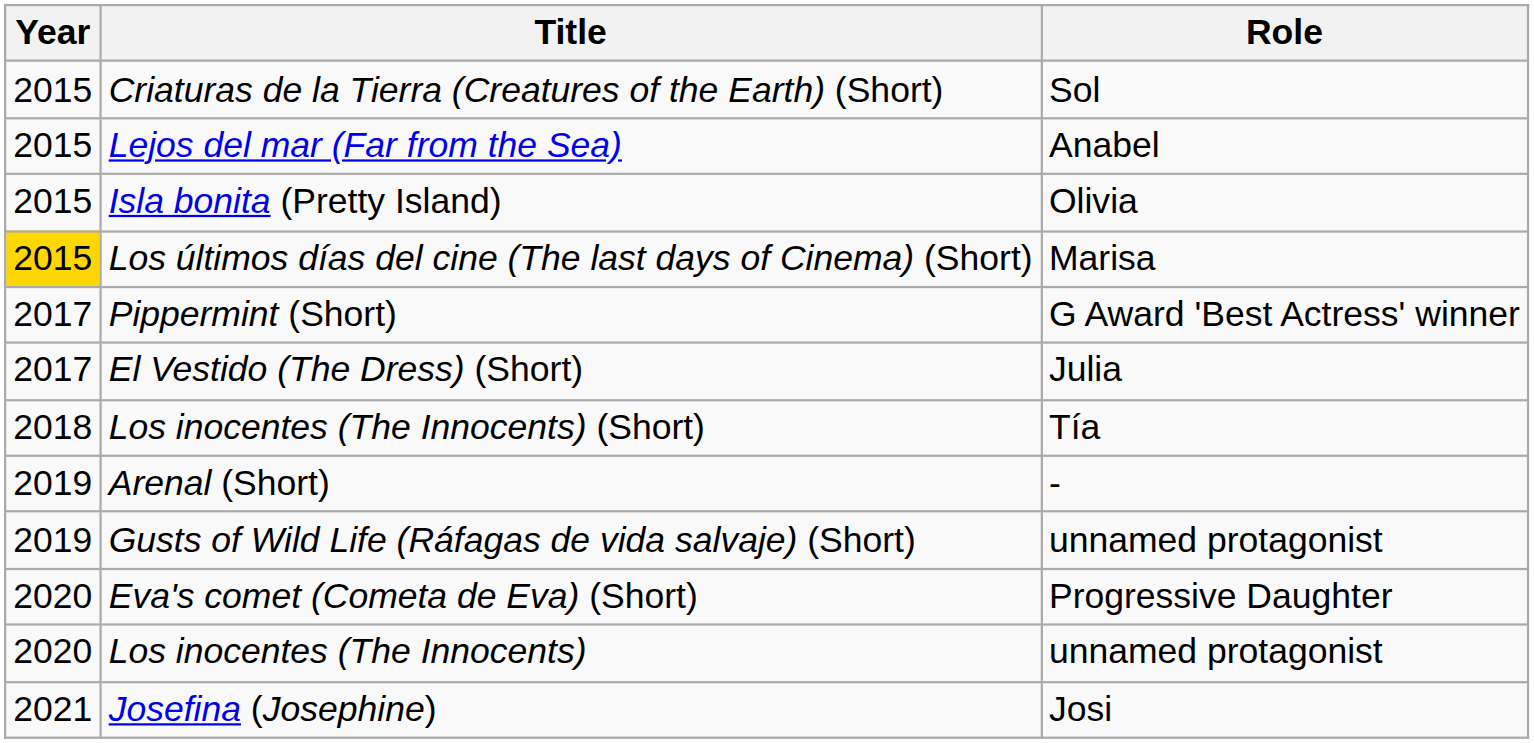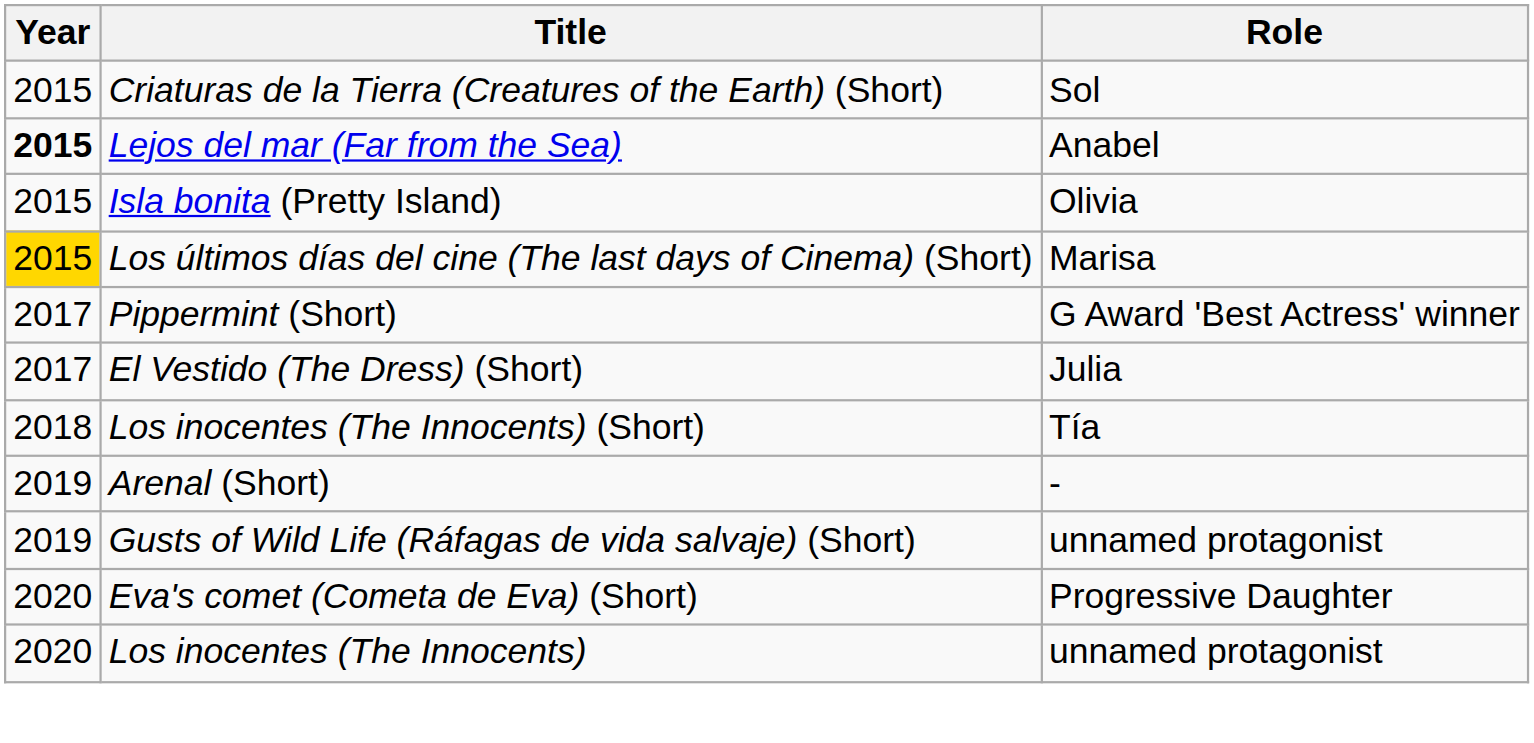(53, 145) normal -> (53, 145) bold
- row: (273, 708)
